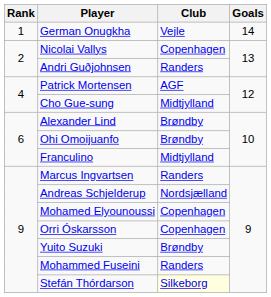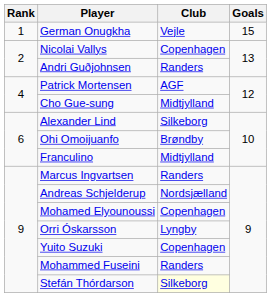(248, 31) 14 -> (248, 31) 15
(182, 121) Brøndby -> (184, 121) Silkeborg
(193, 229) Copenhagen -> (178, 229) Lyngby
(182, 247) Brøndby -> (193, 247) Copenhagen
